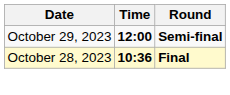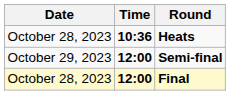+ row: (176, 36)
(135, 57) 10:36 -> (135, 79) 12:00
